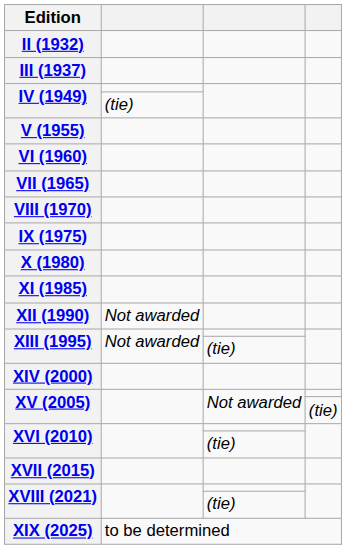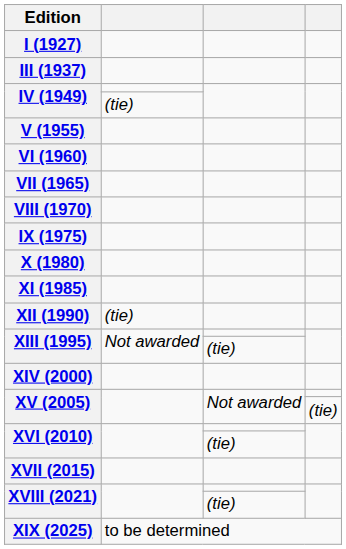+ row: (53, 44)
- row: (53, 44)
(152, 315) Not awarded -> (119, 315) (tie)
